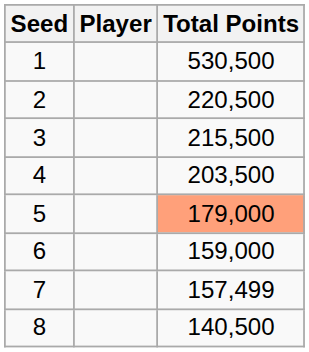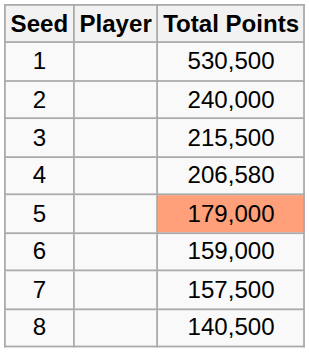(231, 99) 220,500 -> (231, 99) 240,000
(231, 175) 203,500 -> (231, 175) 206,580
(231, 289) 157,499 -> (231, 289) 157,500
